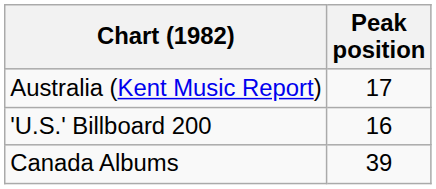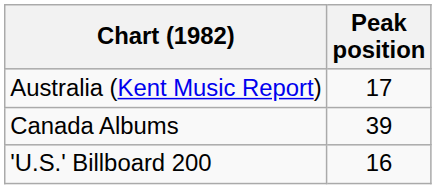rows swapped: (94, 163) <-> (111, 125)
